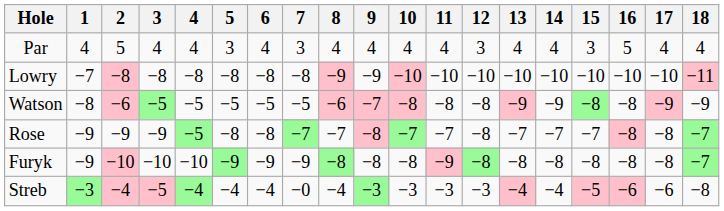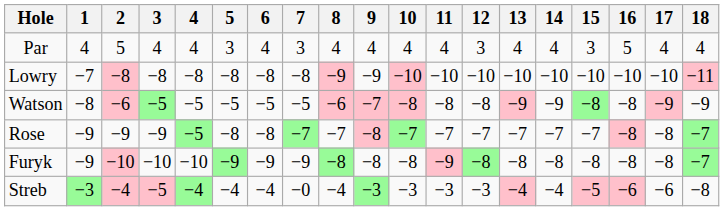(481, 133) −8 -> (481, 133) −7
